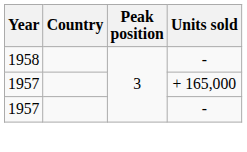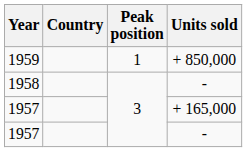+ row: (24, 59)
